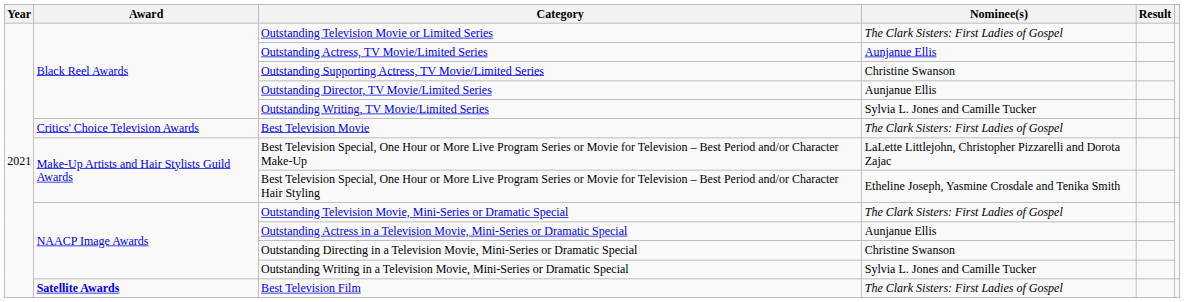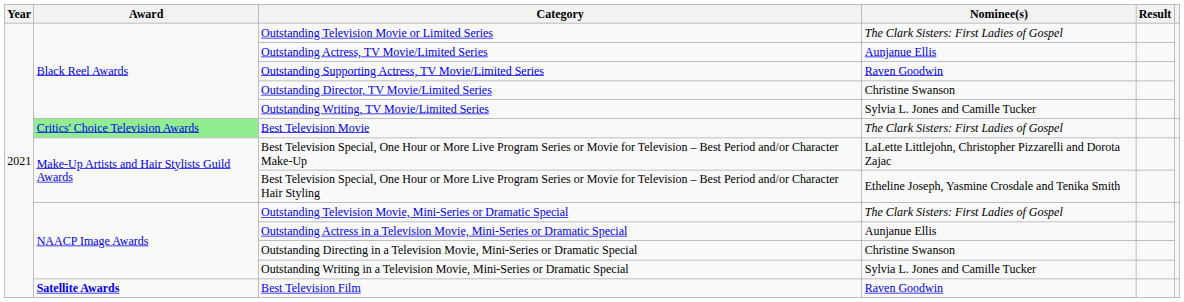(910, 71) Christine Swanson -> (904, 71) Raven Goodwin
(901, 90) Aunjanue Ellis -> (910, 90) Christine Swanson
(118, 128) no background -> (118, 128) lightgreen background
(964, 288) The Clark Sisters: First Ladies of Gospel -> (904, 288) Raven Goodwin
